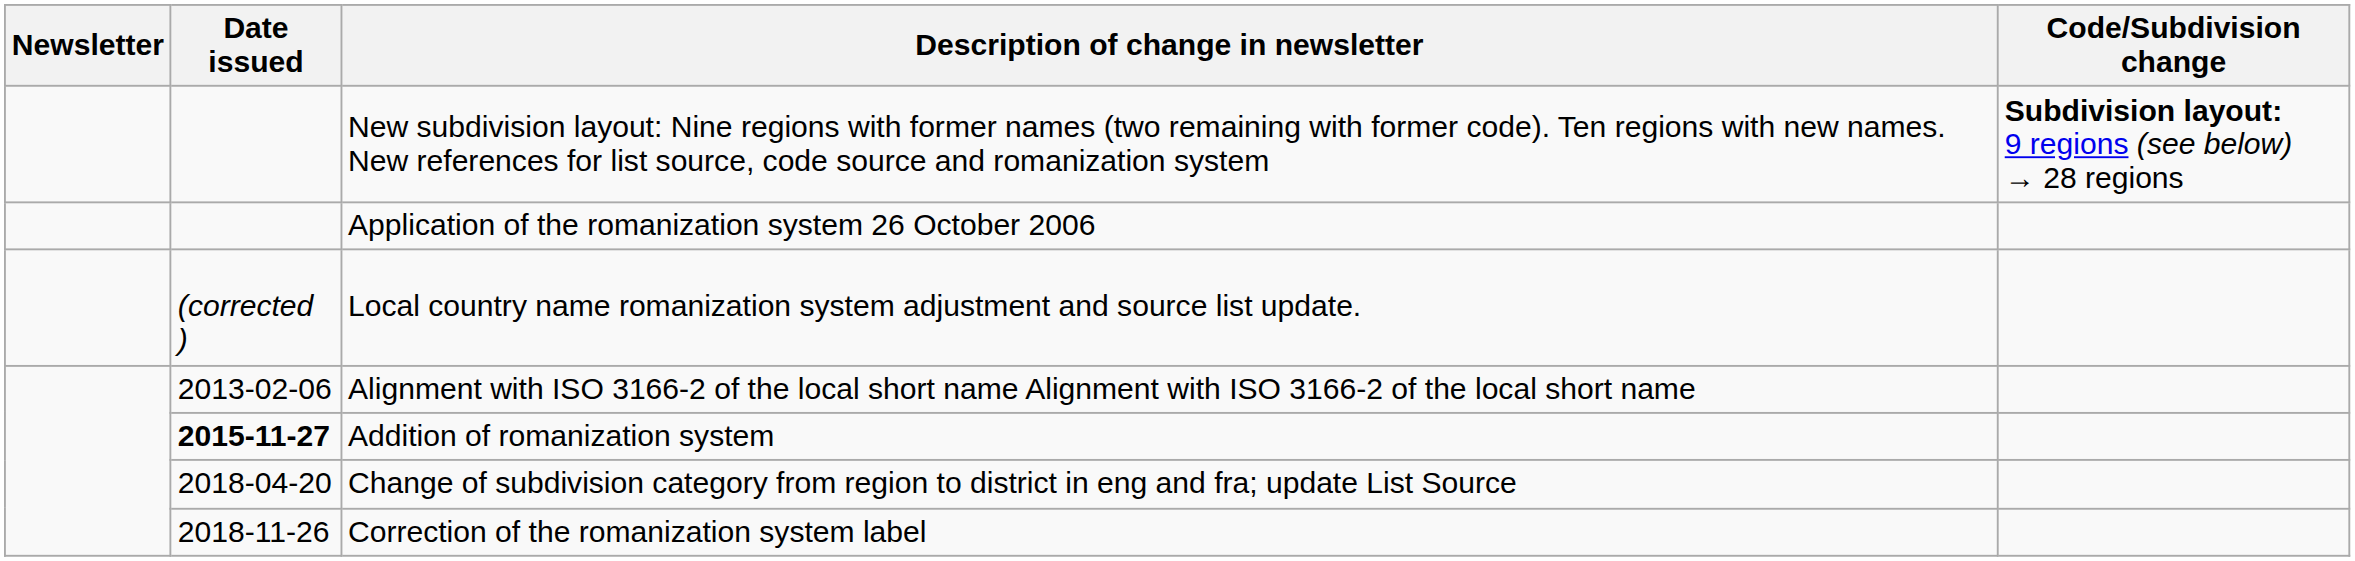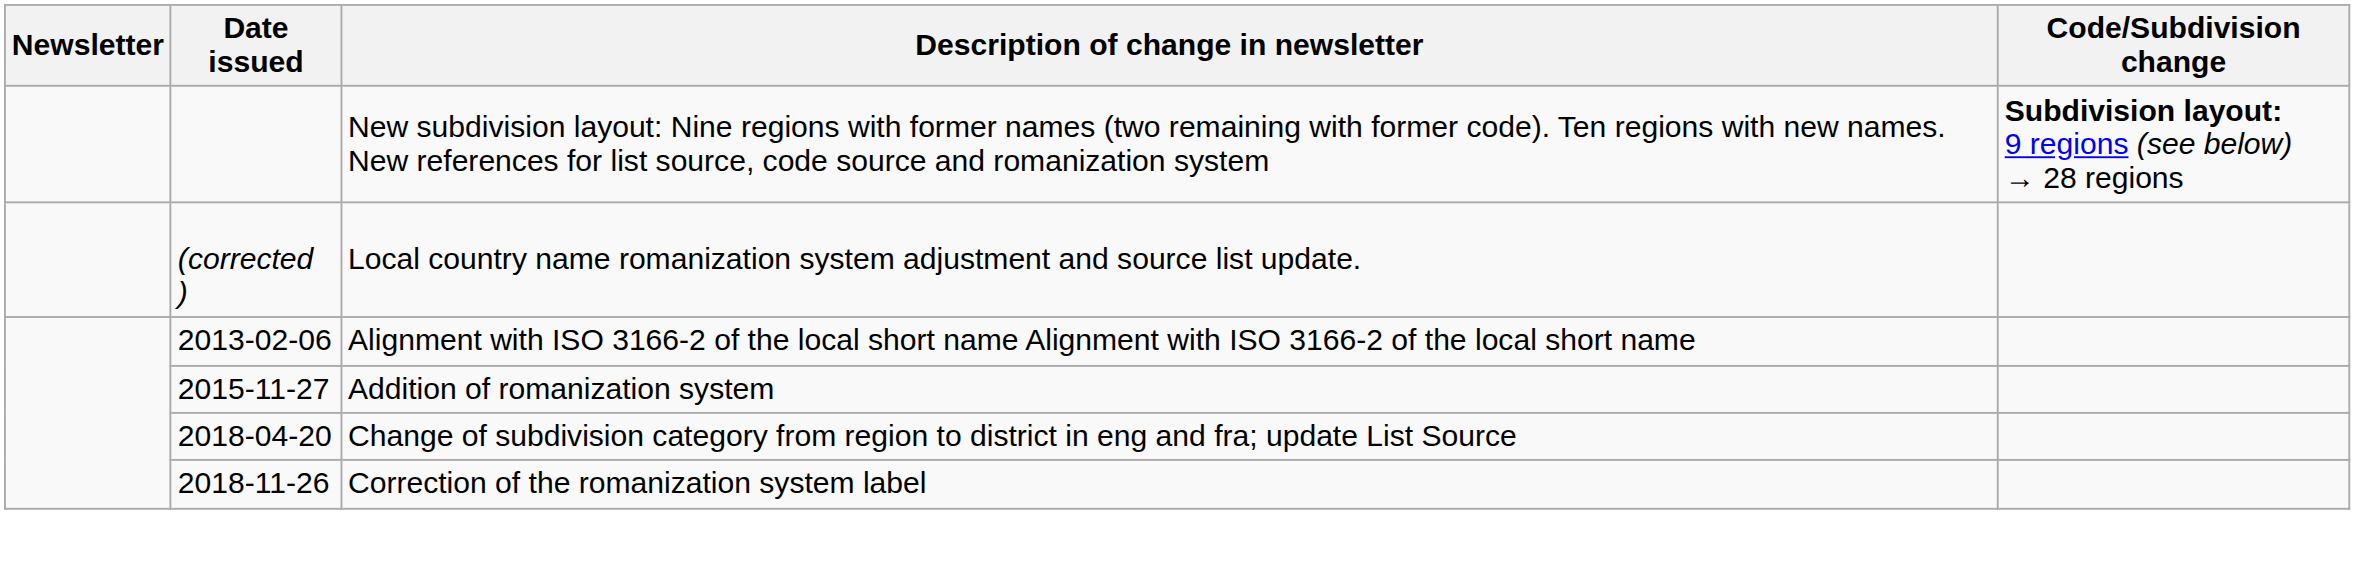- row: (722, 225)
(254, 436) bold -> (254, 388) normal
